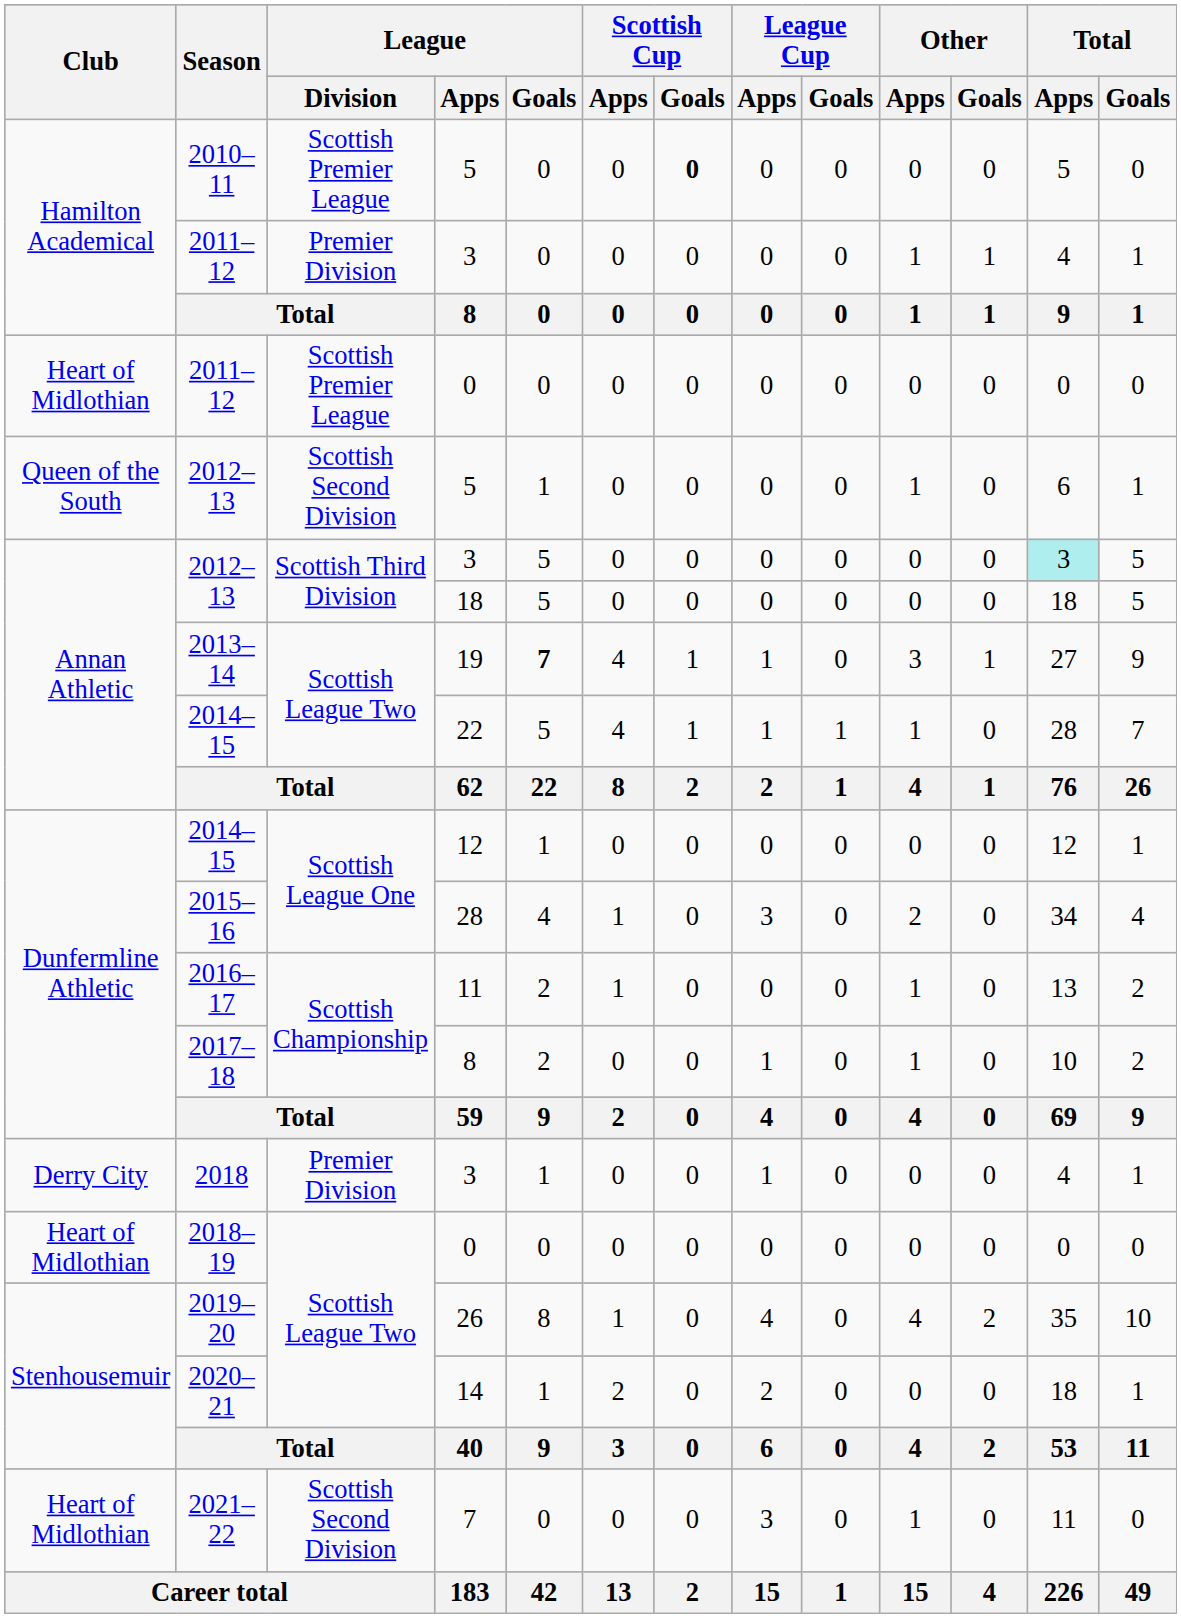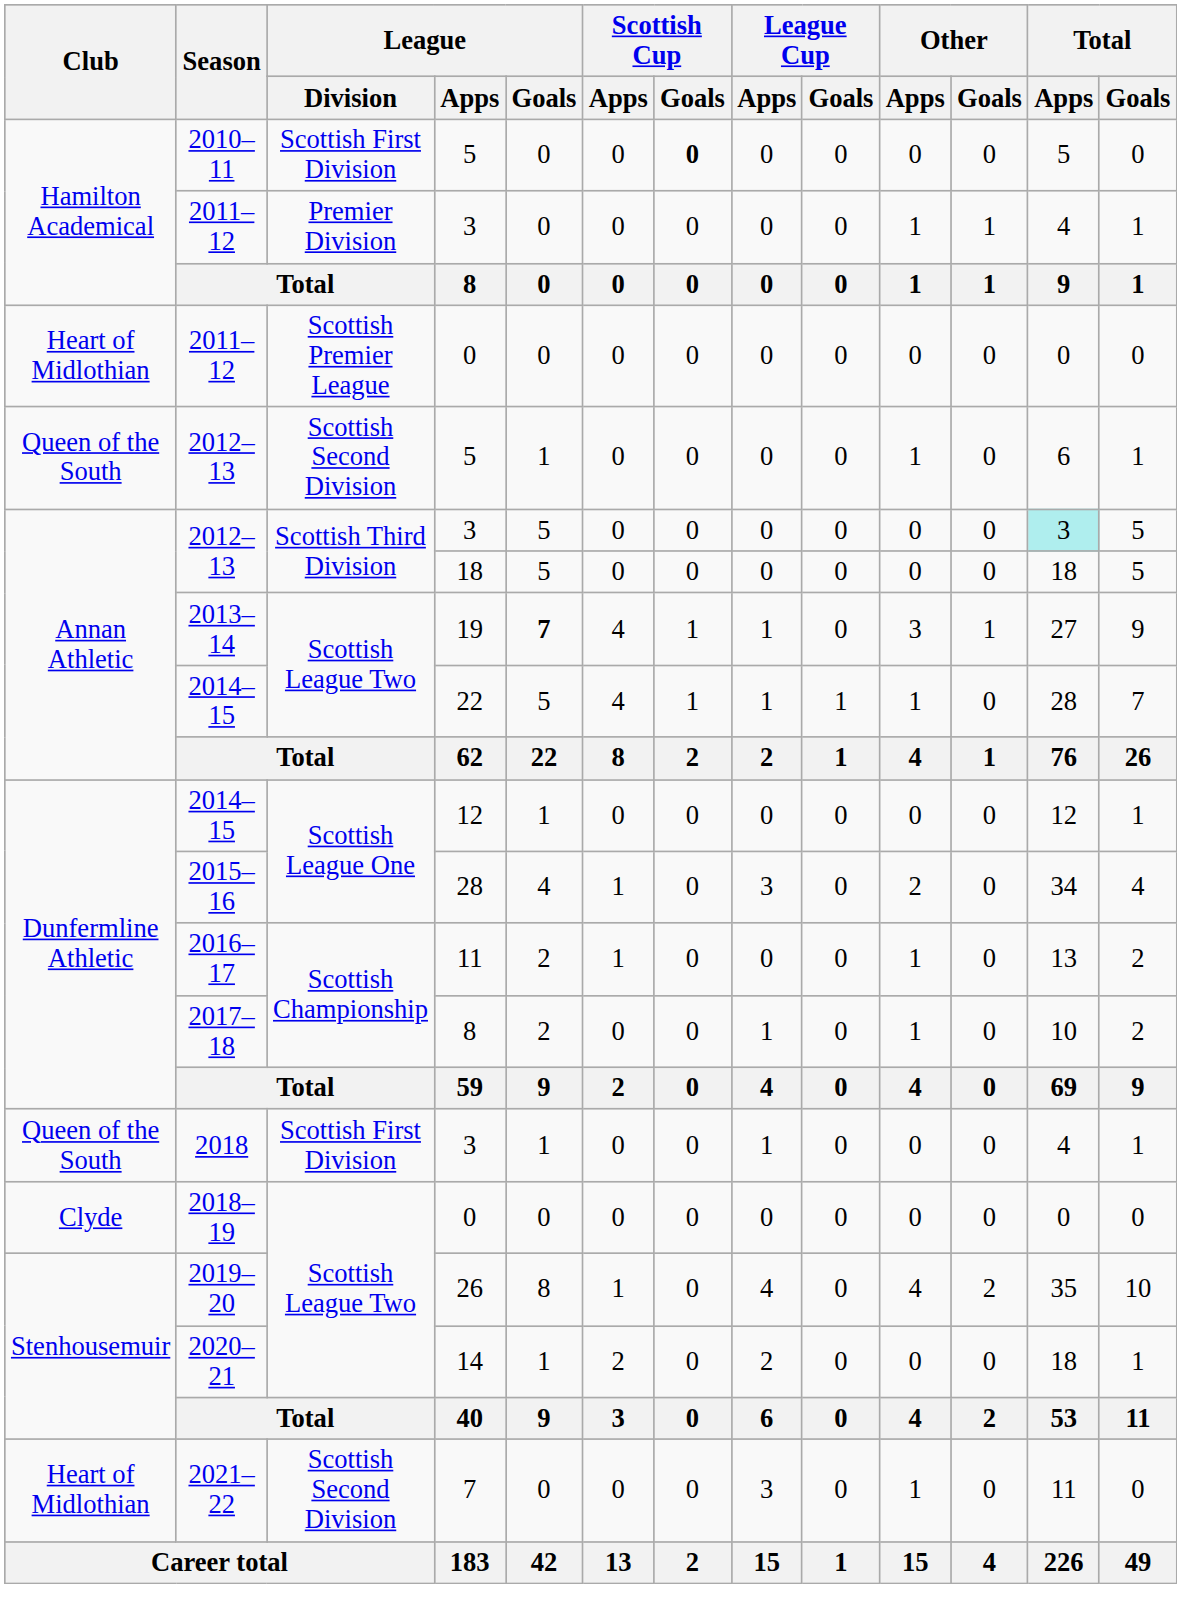(350, 169) Scottish Premier League -> (350, 154) Scottish First Division
(91, 1174) Derry City -> (91, 1145) Queen of the South
(350, 1174) Premier Division -> (350, 1145) Scottish First Division
(91, 1246) Heart of Midlothian -> (91, 1217) Clyde
